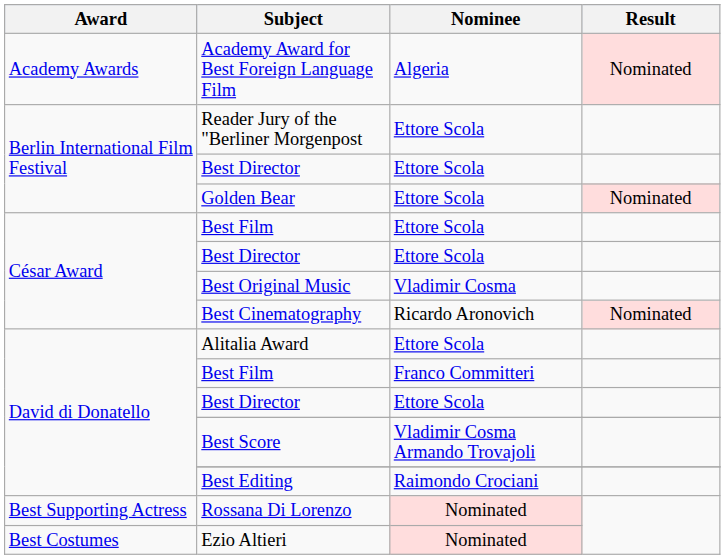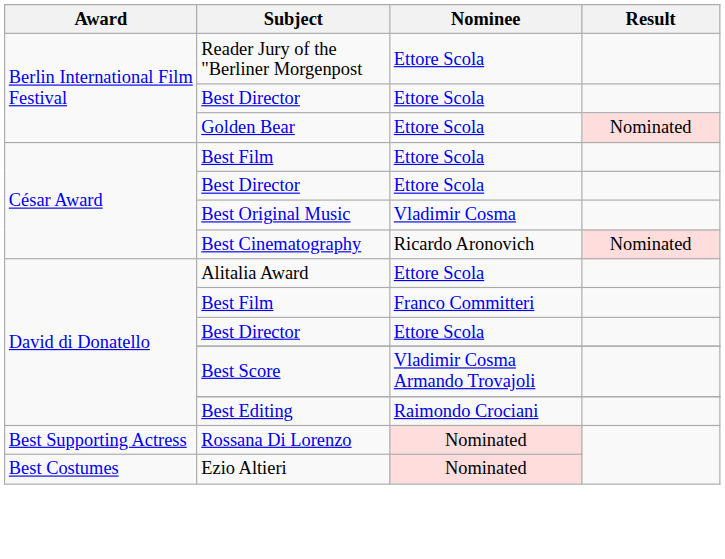- row: (74, 68)
